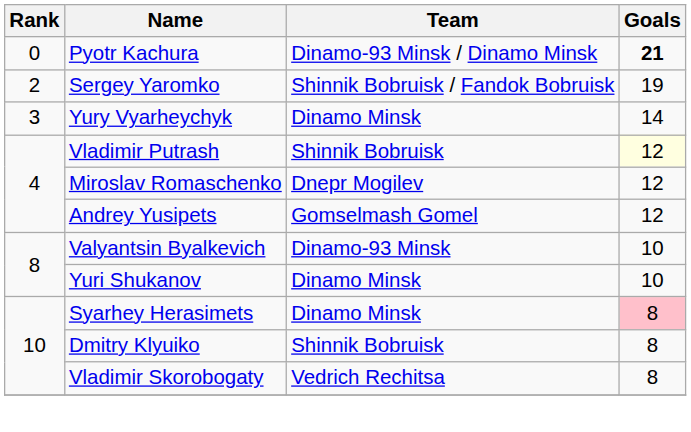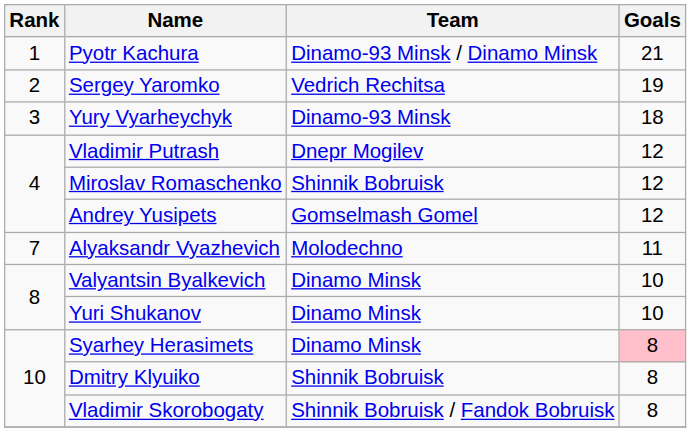(34, 53) 0 -> (34, 53) 1
(652, 53) bold -> (652, 53) normal
(453, 85) Shinnik Bobruisk / Fandok Bobruisk -> (368, 85) Vedrich Rechitsa
(356, 118) Dinamo Minsk -> (371, 118) Dinamo-93 Minsk
(652, 118) 14 -> (652, 118) 18
(367, 150) Shinnik Bobruisk -> (357, 150) Dnepr Mogilev
(652, 150) lightyellow background -> (652, 150) no background
(357, 183) Dnepr Mogilev -> (367, 183) Shinnik Bobruisk
+ row: (174, 248)
(371, 248) Dinamo-93 Minsk -> (356, 280) Dinamo Minsk
(368, 378) Vedrich Rechitsa -> (453, 410) Shinnik Bobruisk / Fandok Bobruisk
